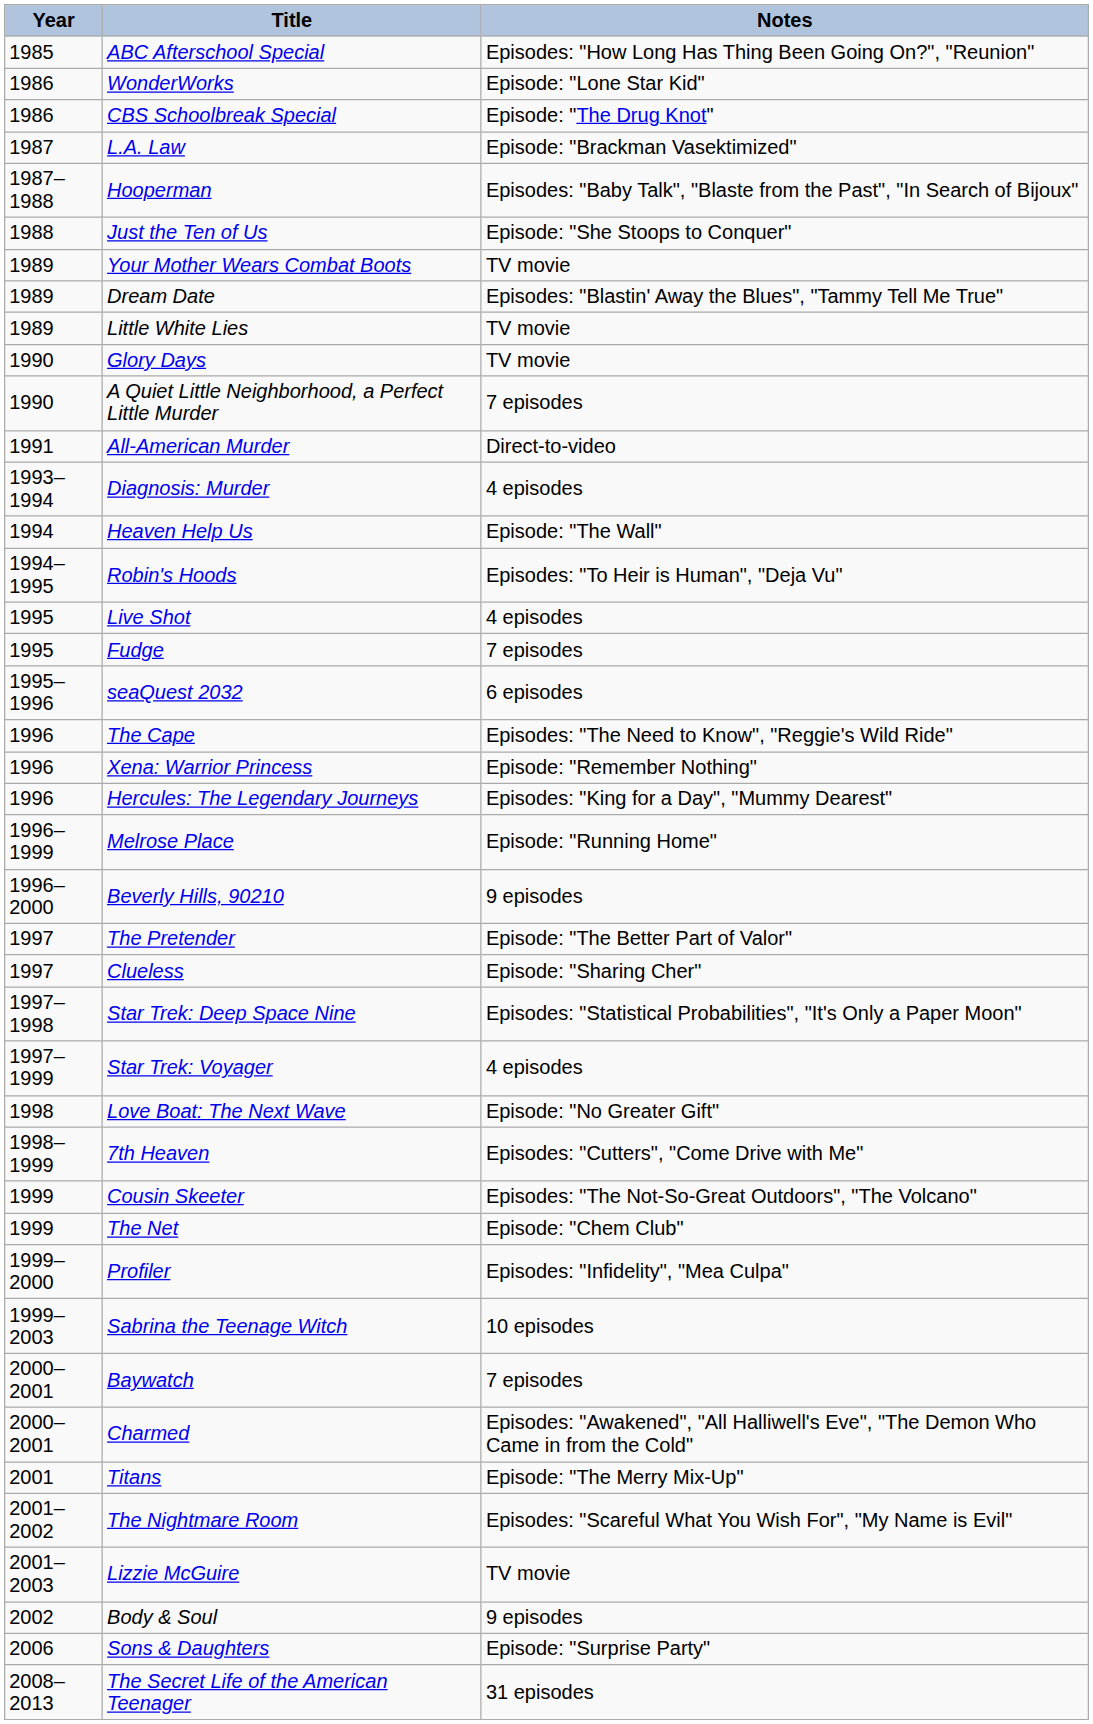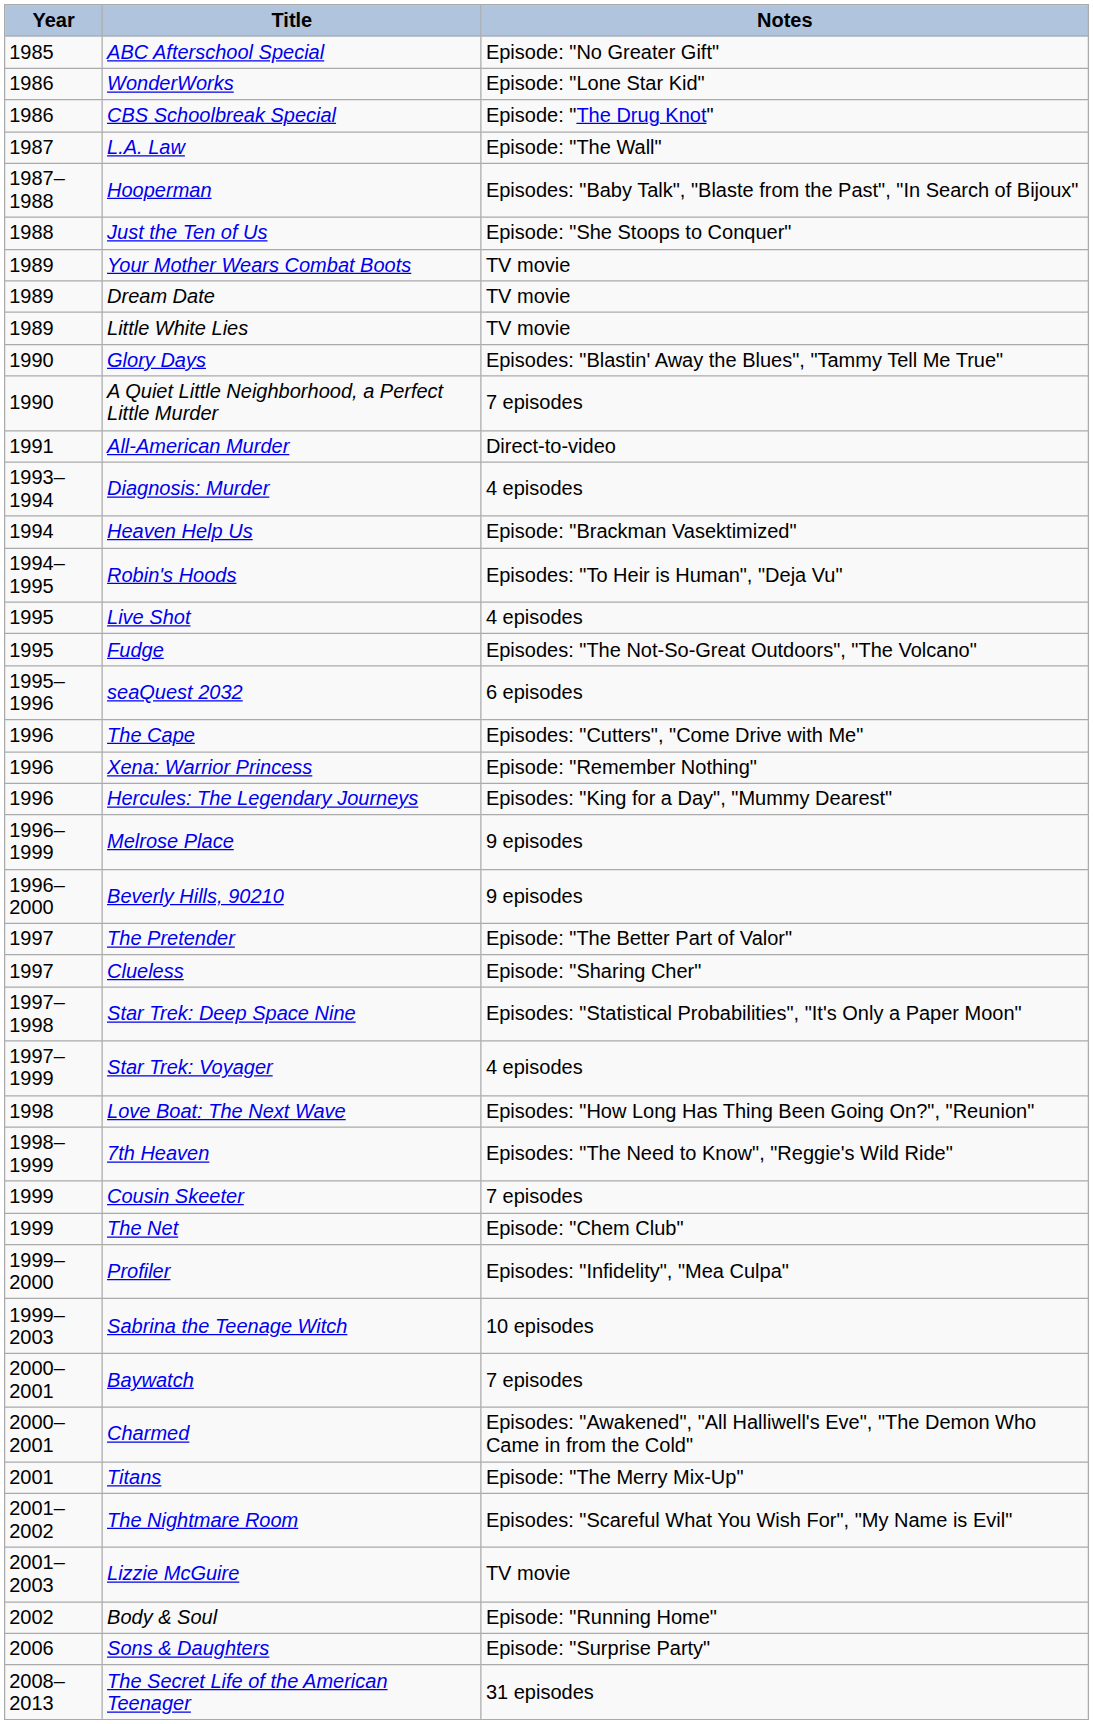(760, 52) Episodes: "How Long Has Thing Been Going On?", "Reunion" -> (602, 52) Episode: "No Greater Gift"
(641, 147) Episode: "Brackman Vasektimized" -> (574, 147) Episode: "The Wall"
(745, 296) Episodes: "Blastin' Away the Blues", "Tammy Tell Me True" -> (528, 296) TV movie
(528, 360) TV movie -> (745, 360) Episodes: "Blastin' Away the Blues", "Tammy Tell Me True"
(574, 531) Episode: "The Wall" -> (641, 531) Episode: "Brackman Vasektimized"
(534, 649) 7 episodes -> (731, 649) Episodes: "The Not-So-Great Outdoors", "The Volcano"
(719, 735) Episodes: "The Need to Know", "Reggie's Wild Ride" -> (675, 735) Episodes: "Cutters", "Come Drive with Me"
(601, 841) Episode: "Running Home" -> (534, 841) 9 episodes
(602, 1110) Episode: "No Greater Gift" -> (760, 1110) Episodes: "How Long Has Thing Been Going On?", "Reunion"
(675, 1153) Episodes: "Cutters", "Come Drive with Me" -> (719, 1153) Episodes: "The Need to Know", "Reggie's Wild Ride"
(731, 1196) Episodes: "The Not-So-Great Outdoors", "The Volcano" -> (534, 1196) 7 episodes
(534, 1617) 9 episodes -> (601, 1617) Episode: "Running Home"
